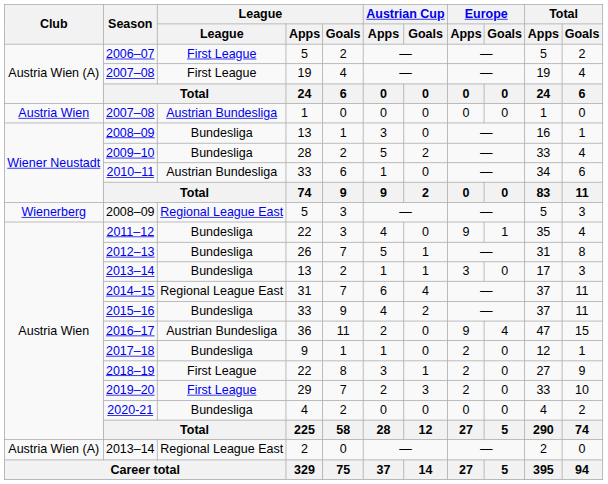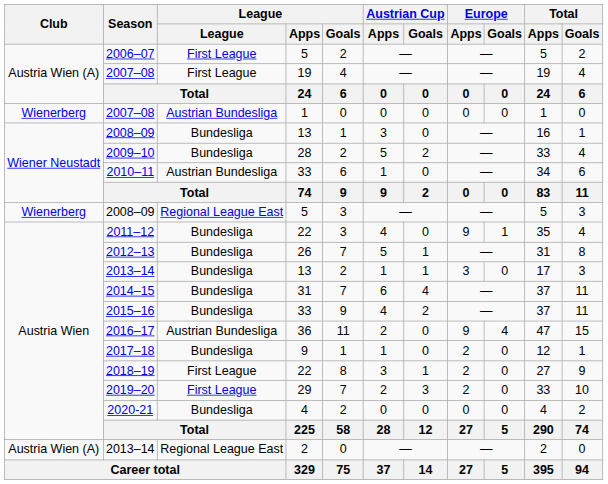(54, 113) Austria Wien -> (54, 113) Wienerberg
(222, 291) Regional League East -> (222, 291) Bundesliga
